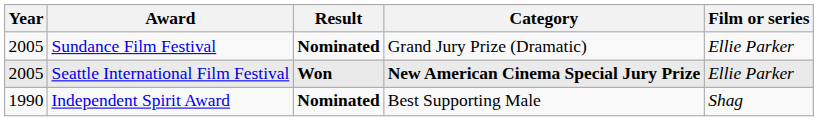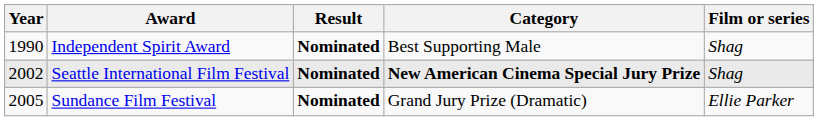rows swapped: (141, 101) <-> (134, 45)
(26, 73) 2005 -> (26, 73) 2002
(315, 73) Won -> (339, 73) Nominated
(751, 73) Ellie Parker -> (726, 73) Shag
